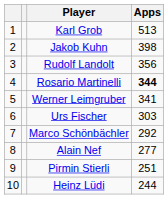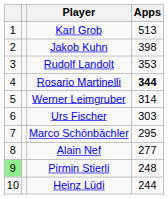(147, 64) 356 -> (147, 64) 353
(147, 99) 341 -> (147, 99) 314
(147, 133) 292 -> (147, 133) 295
(13, 168) no background -> (13, 168) lightgreen background
(147, 168) 251 -> (147, 168) 248
